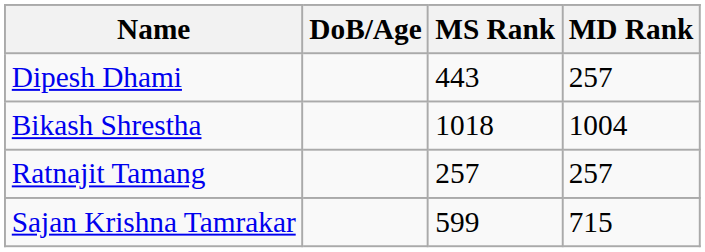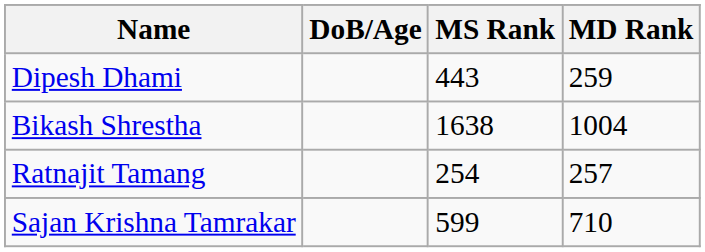(591, 77) 257 -> (591, 77) 259
(465, 125) 1018 -> (465, 125) 1638
(457, 173) 257 -> (457, 173) 254
(591, 222) 715 -> (591, 222) 710
